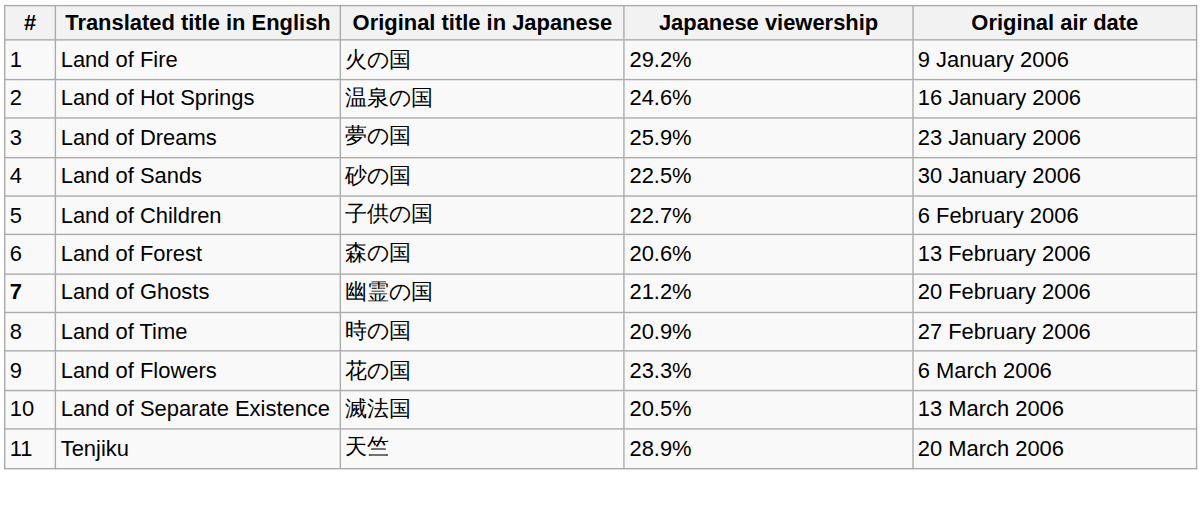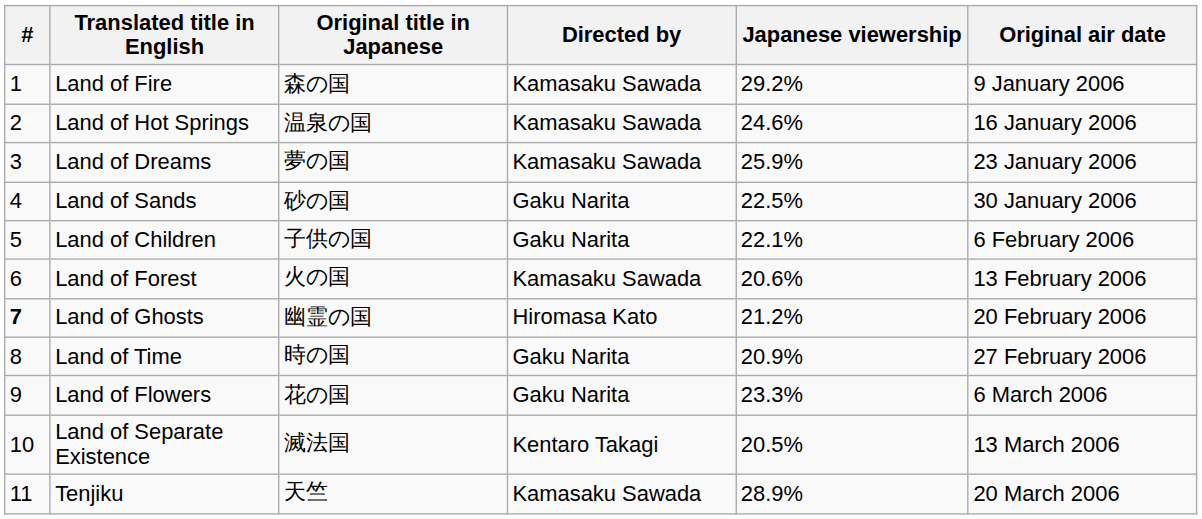+ column: (622, 35)
(378, 58) 火の国 -> (317, 83) 森の国
(661, 215) 22.7% -> (772, 239) 22.1%
(378, 253) 森の国 -> (317, 277) 火の国
